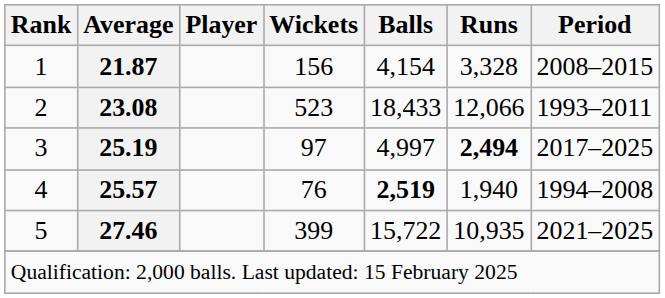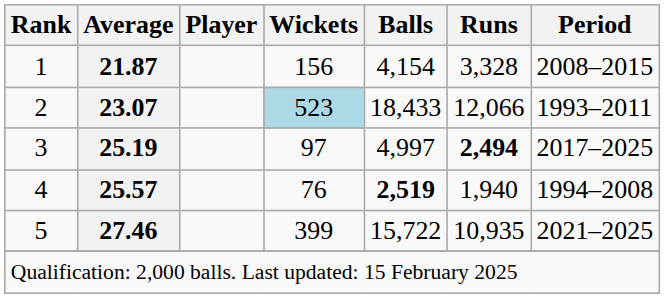(128, 107) 23.08 -> (128, 107) 23.07
(314, 107) no background -> (314, 107) lightblue background
